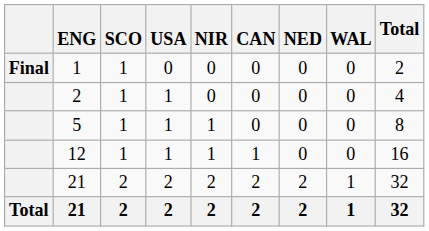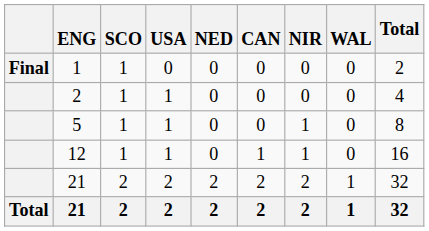columns swapped: (211, 39) <-> (303, 39)
